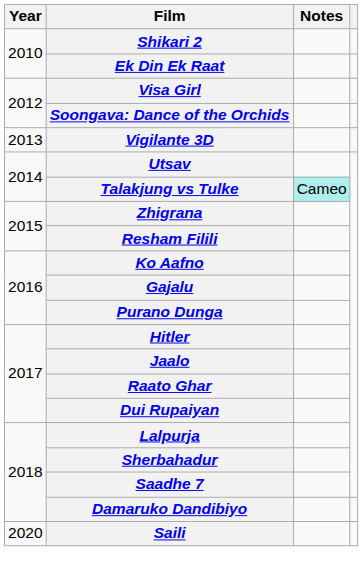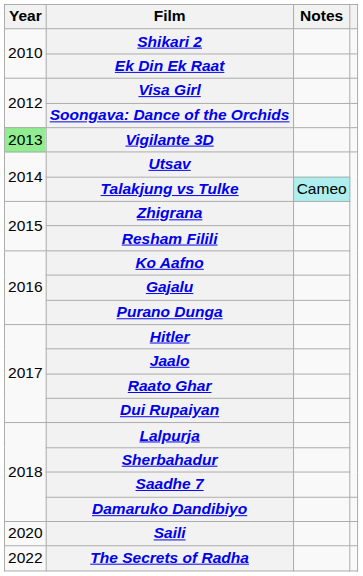(25, 139) no background -> (25, 139) lightgreen background
+ row: (170, 558)
